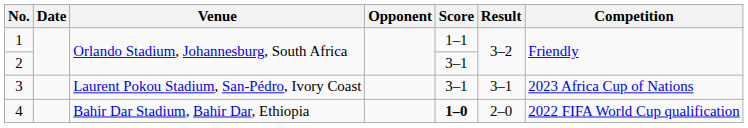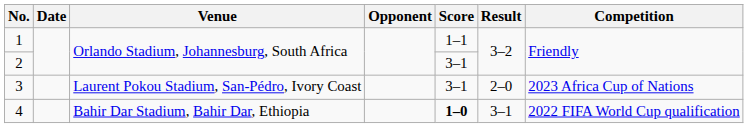(501, 87) 3–1 -> (501, 87) 2–0
(501, 110) 2–0 -> (501, 110) 3–1
